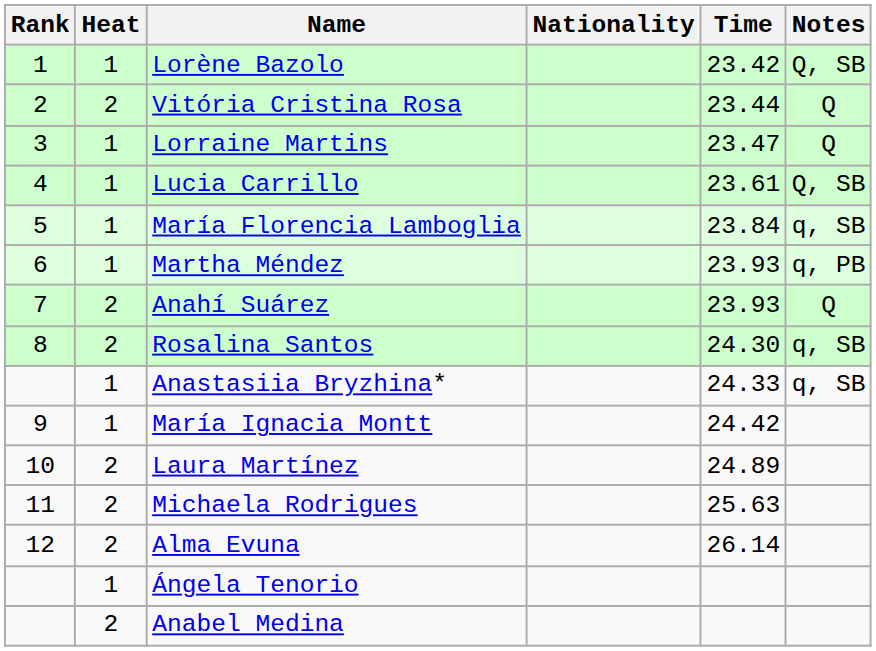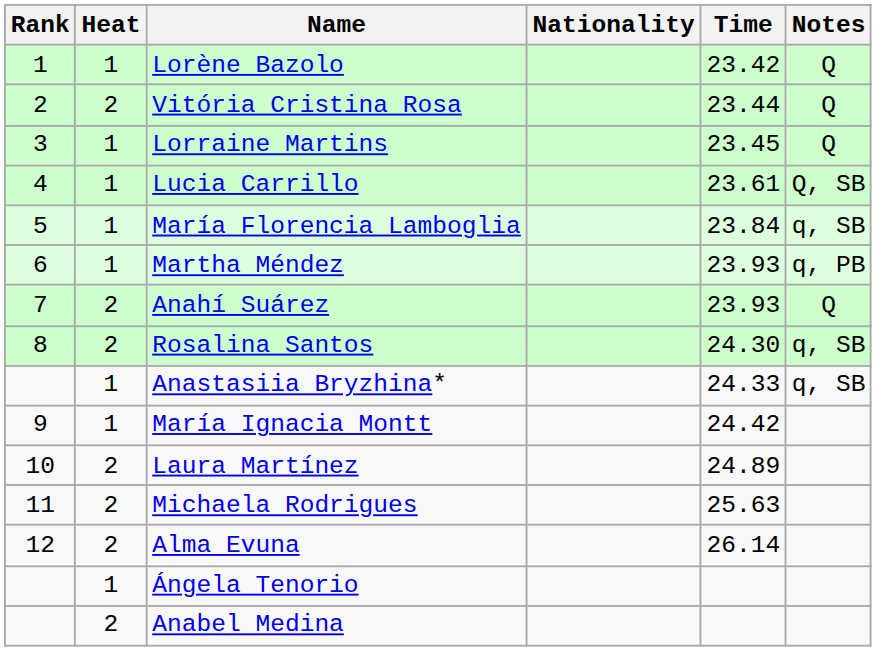(829, 65) Q, SB -> (829, 65) Q
(743, 145) 23.47 -> (743, 145) 23.45
